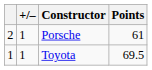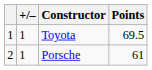rows swapped: (58, 55) <-> (61, 35)
